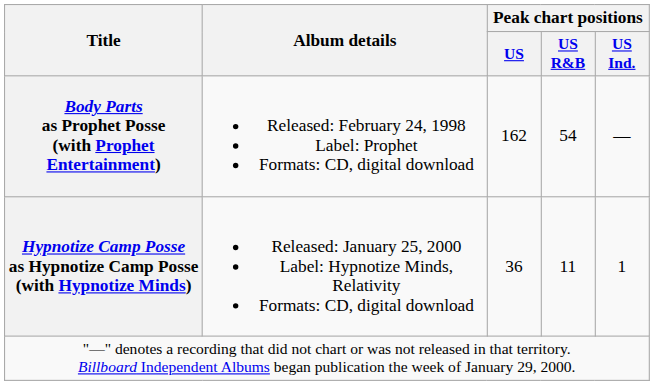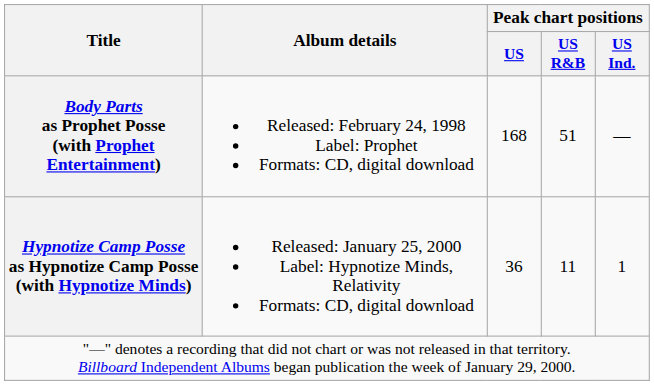(514, 136) 162 -> (514, 136) 168
(568, 136) 54 -> (568, 136) 51
